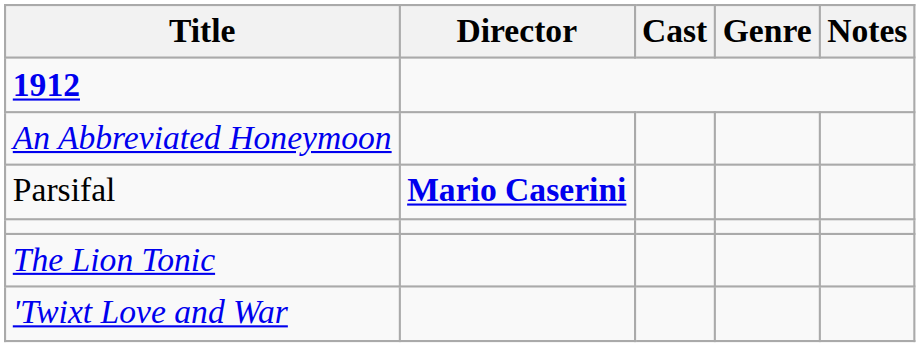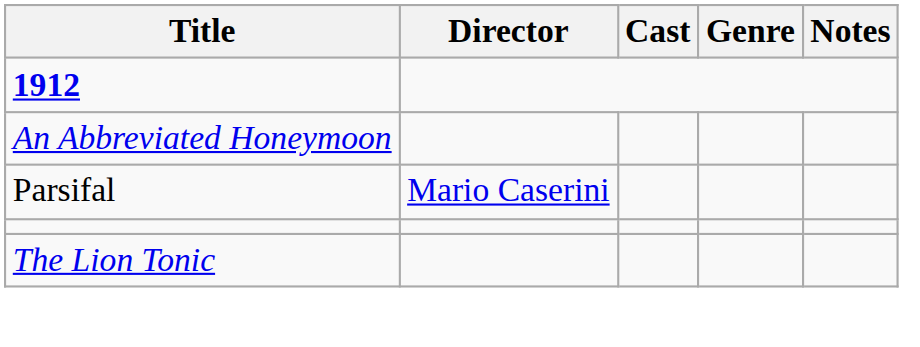(517, 191) bold -> (508, 191) normal
- row: (150, 313)
